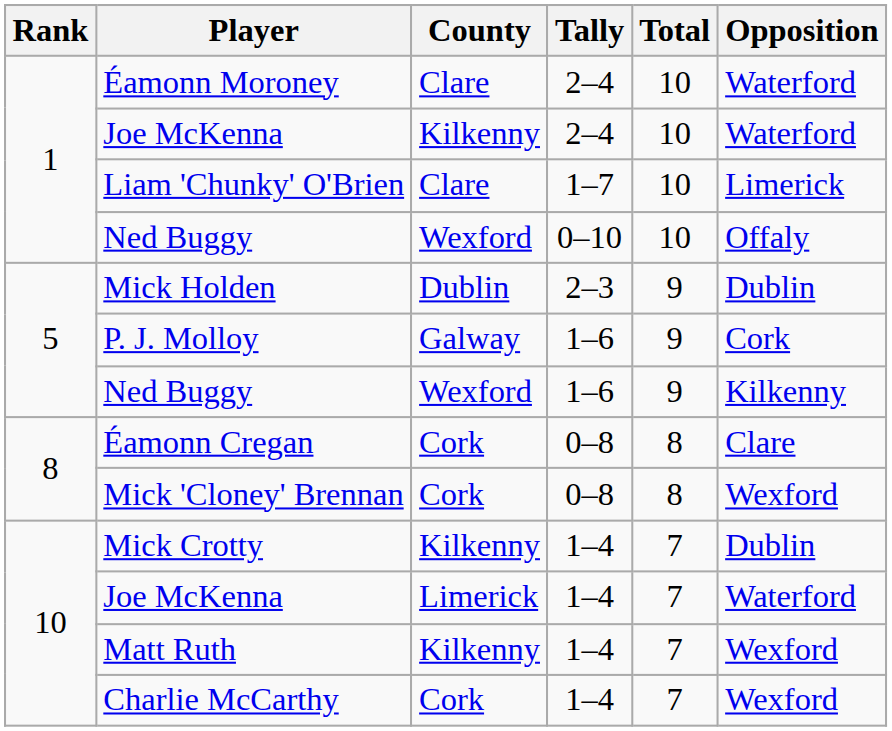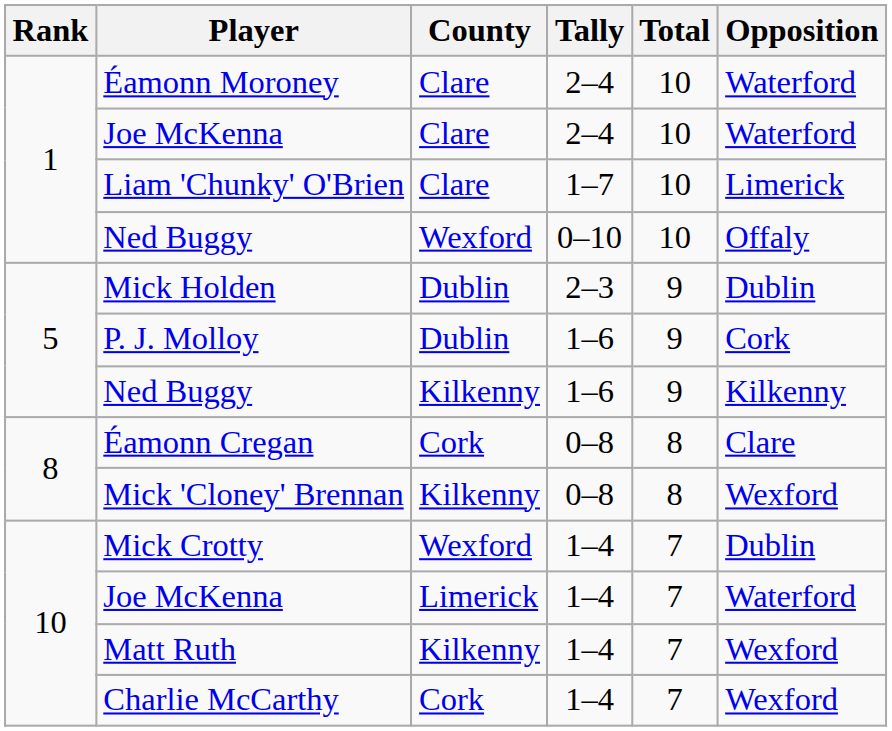(480, 133) Kilkenny -> (454, 133) Clare
(470, 339) Galway -> (464, 339) Dublin
(476, 390) Wexford -> (480, 390) Kilkenny
(452, 493) Cork -> (480, 493) Kilkenny
(480, 545) Kilkenny -> (476, 545) Wexford
